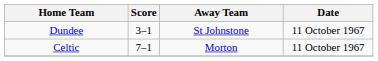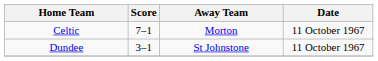rows swapped: (66, 47) <-> (66, 30)
